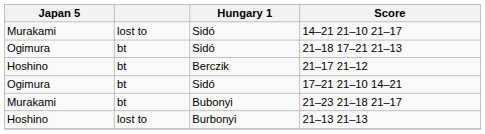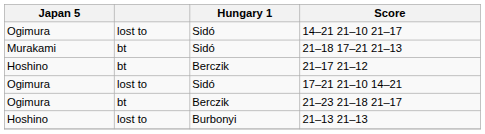(32, 31) Murakami -> (28, 31) Ogimura
(28, 48) Ogimura -> (32, 48) Murakami
(122, 84) bt -> (132, 84) lost to
(32, 102) Murakami -> (28, 102) Ogimura
(212, 102) Bubonyi -> (211, 102) Berczik
